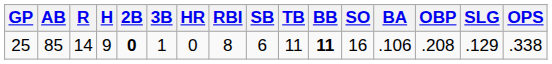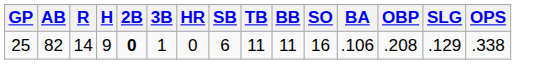- column: (228, 18)
(53, 45) 85 -> (53, 45) 82
(325, 45) bold -> (288, 45) normal
